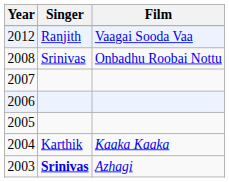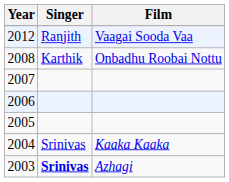(63, 58) Srinivas -> (62, 58) Karthik
(62, 144) Karthik -> (63, 144) Srinivas
